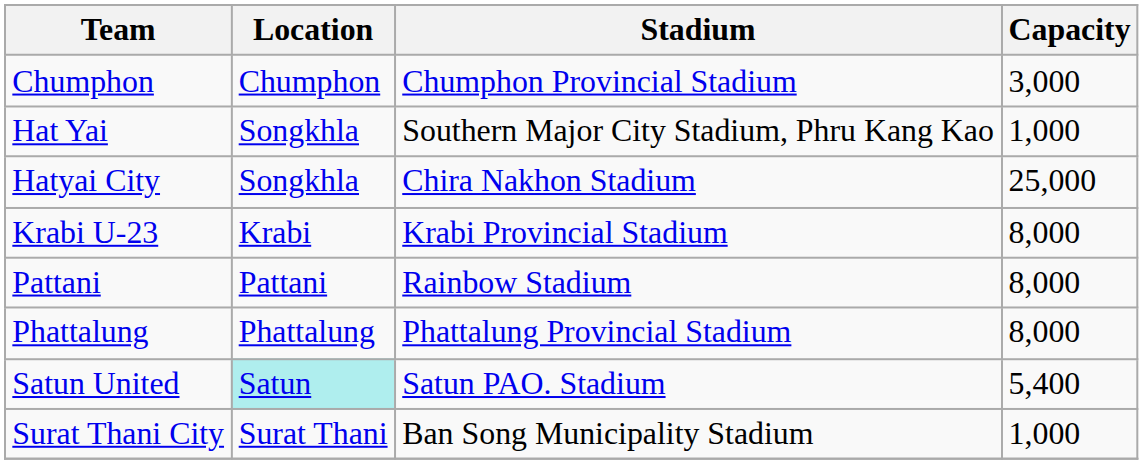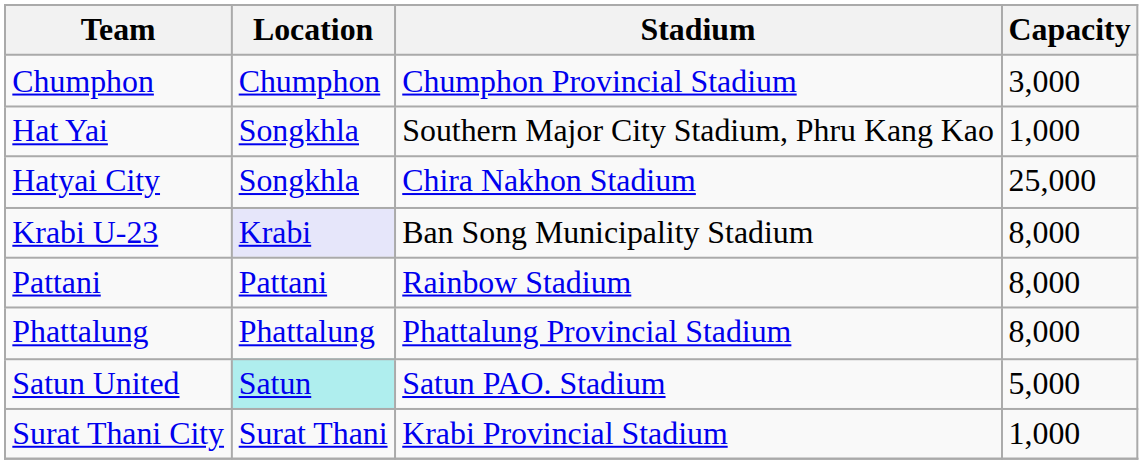(275, 231) no background -> (275, 231) lavender background
(565, 231) Krabi Provincial Stadium -> (608, 231) Ban Song Municipality Stadium
(1044, 383) 5,400 -> (1044, 383) 5,000
(608, 433) Ban Song Municipality Stadium -> (565, 433) Krabi Provincial Stadium
